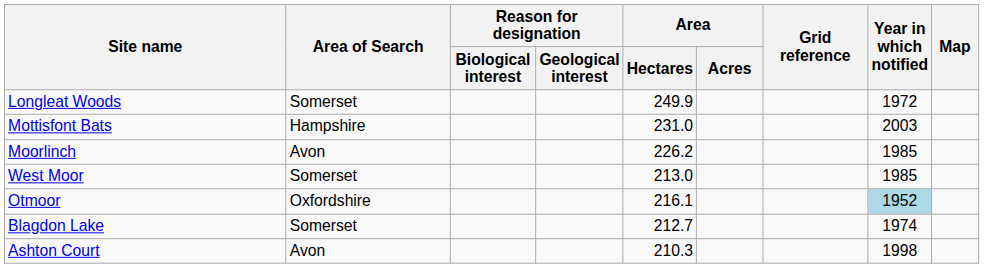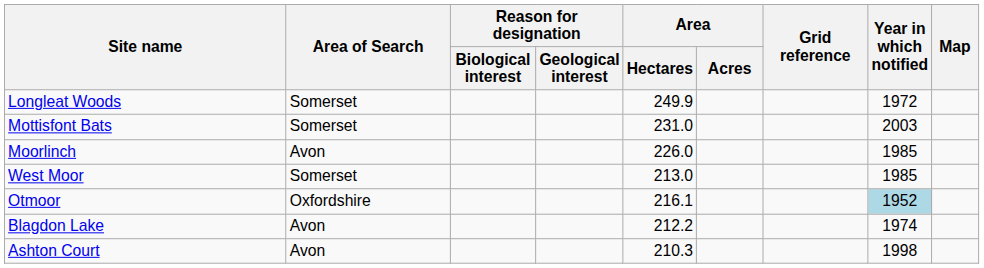(328, 126) Hampshire -> (323, 126) Somerset
(673, 151) 226.2 -> (673, 151) 226.0
(323, 226) Somerset -> (307, 226) Avon
(673, 226) 212.7 -> (673, 226) 212.2
